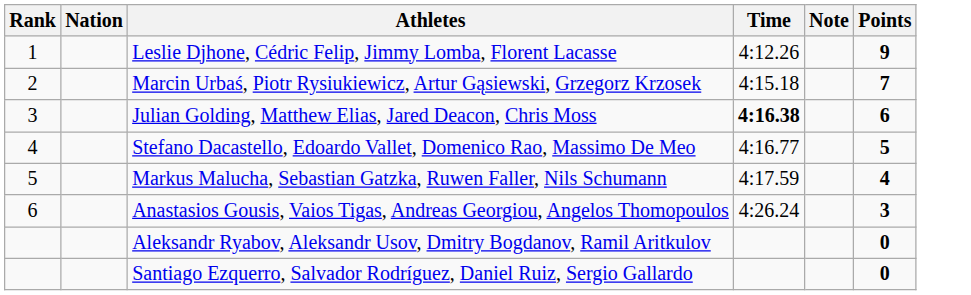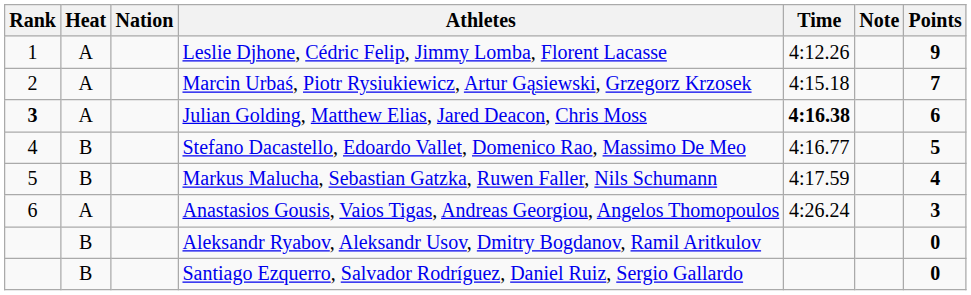+ column: (86, 20)
(33, 115) normal -> (33, 115) bold
